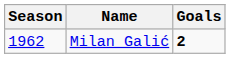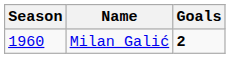(26, 41) 1962 -> (26, 41) 1960
